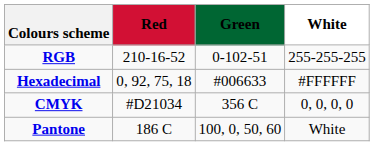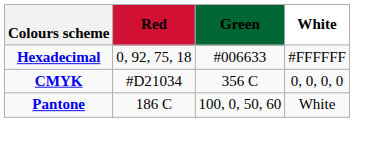- row: (59, 57)
